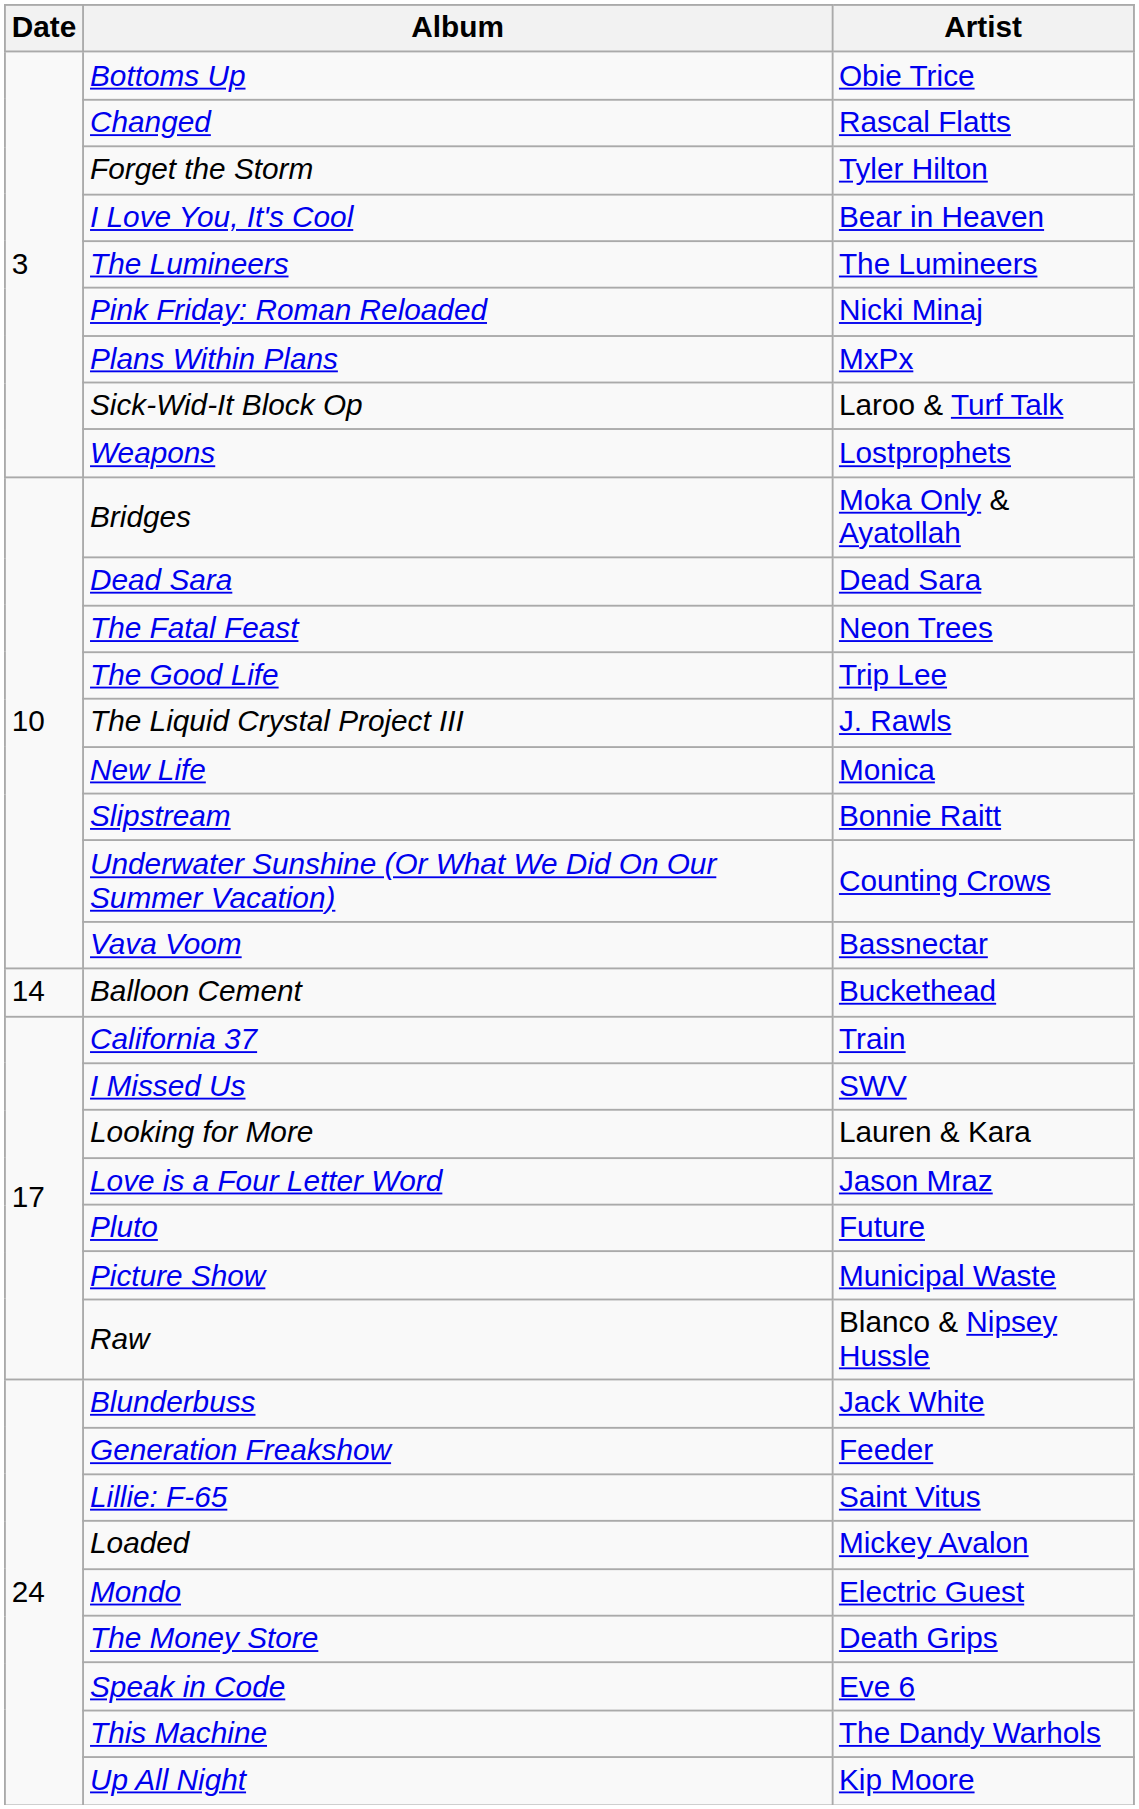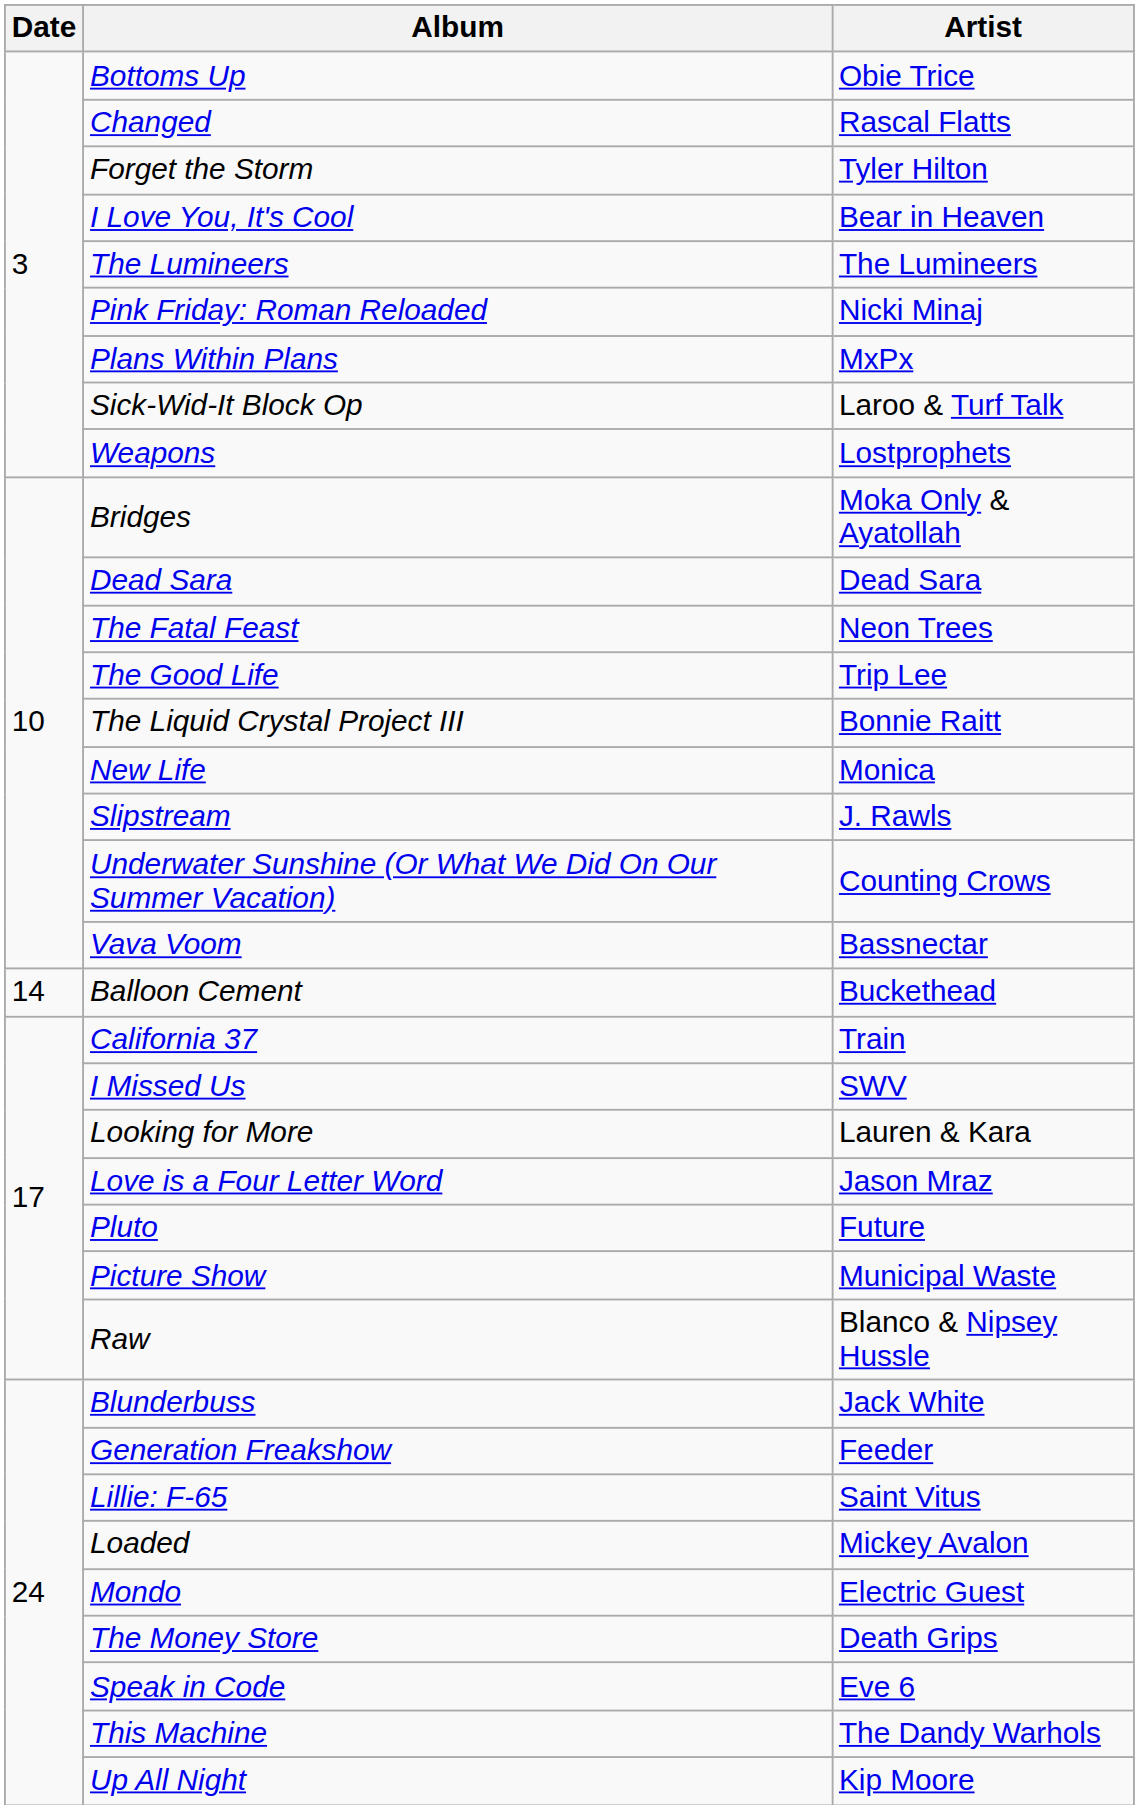(895, 722) J. Rawls -> (920, 722) Bonnie Raitt
(920, 816) Bonnie Raitt -> (895, 816) J. Rawls
